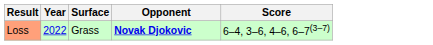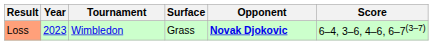+ column: (117, 12)
(55, 30) 2022 -> (55, 30) 2023
